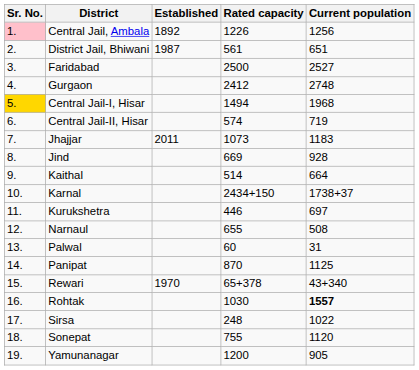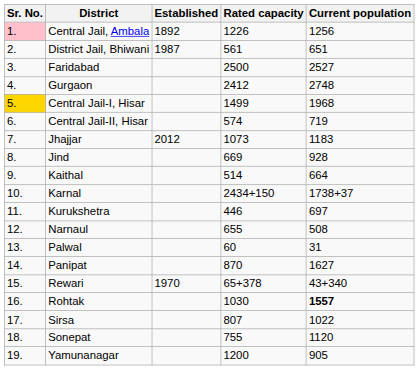(236, 103) 1494 -> (236, 103) 1499
(167, 139) 2011 -> (167, 139) 2012
(321, 265) 1125 -> (322, 265) 1627
(233, 319) 248 -> (233, 319) 807
